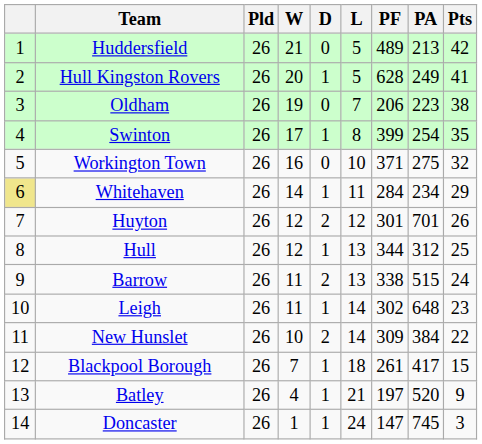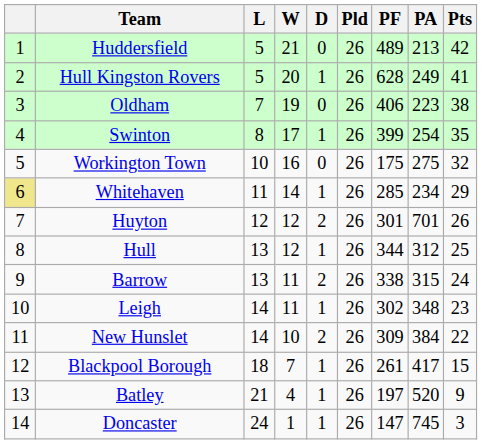columns swapped: (261, 18) <-> (356, 18)
(390, 105) 206 -> (390, 105) 406
(390, 163) 371 -> (390, 163) 175
(390, 192) 284 -> (390, 192) 285
(426, 279) 515 -> (426, 279) 315
(426, 308) 648 -> (426, 308) 348
